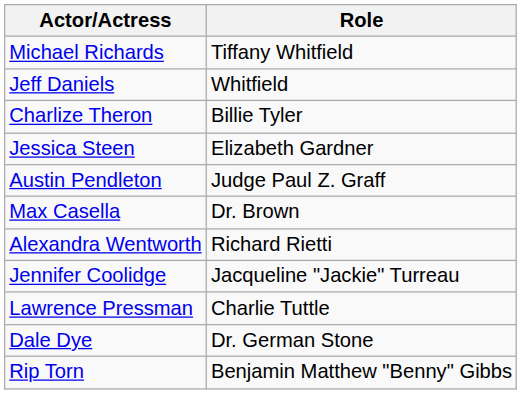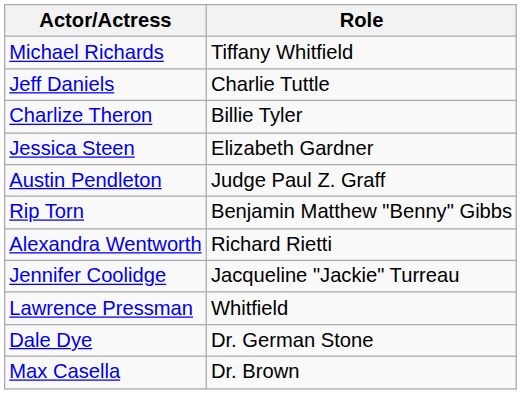(250, 84) Whitfield -> (270, 84) Charlie Tuttle
rows swapped: (47, 372) <-> (65, 212)
(270, 308) Charlie Tuttle -> (250, 308) Whitfield
